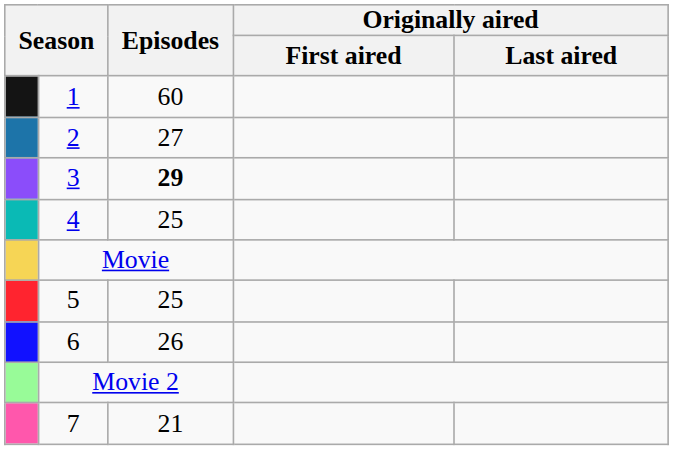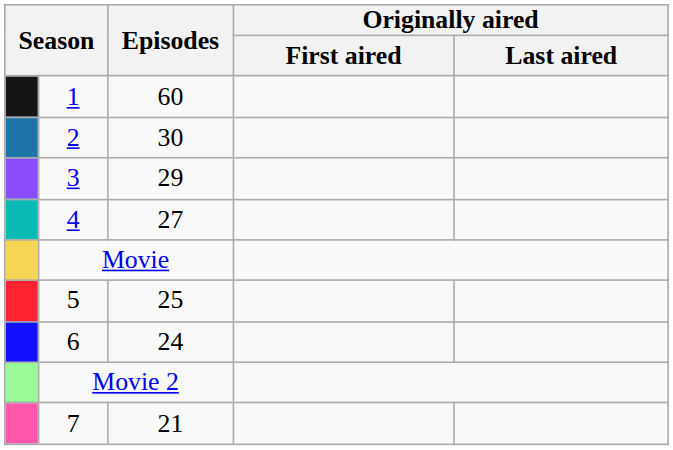(170, 137) 27 -> (170, 137) 30
(170, 178) bold -> (170, 178) normal
(170, 218) 25 -> (170, 218) 27
(170, 341) 26 -> (170, 341) 24
